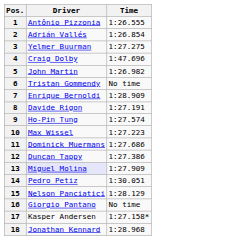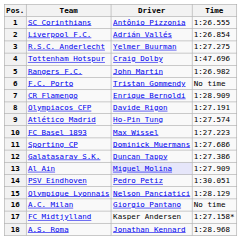+ column: (69, 11)
